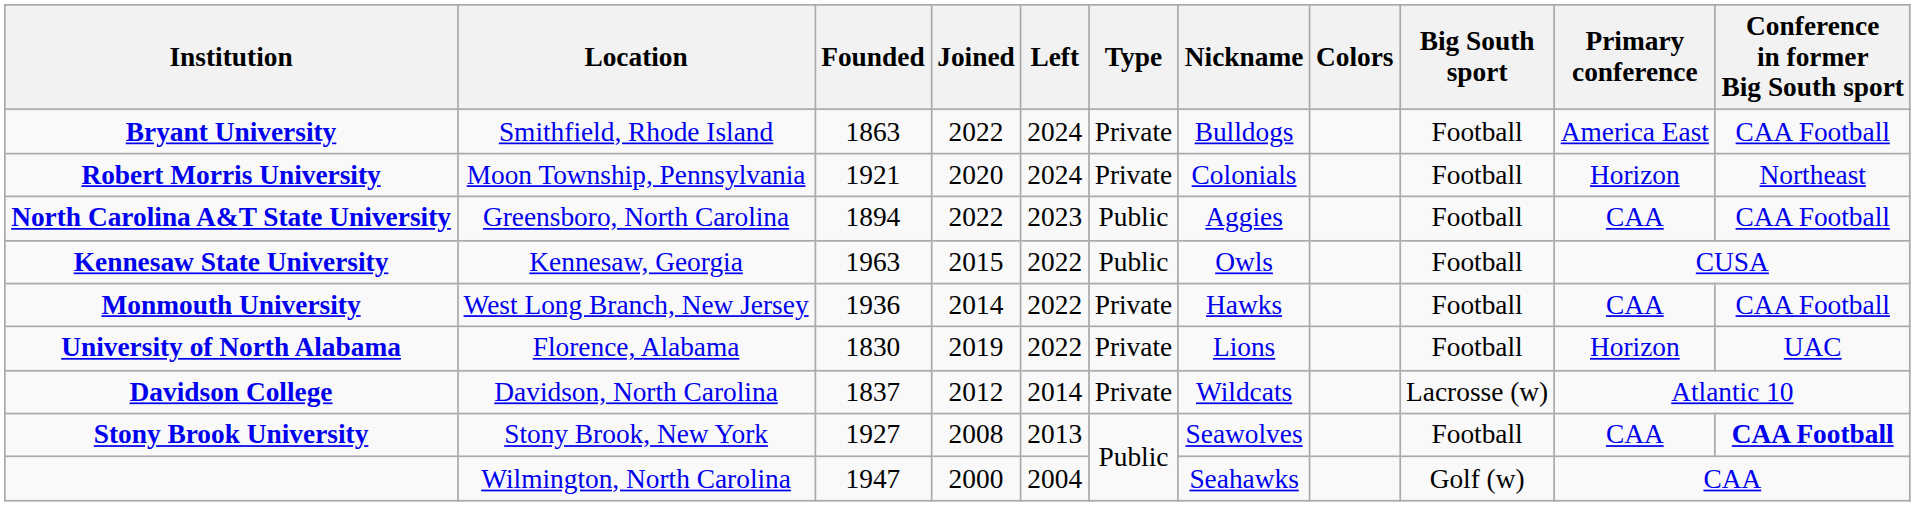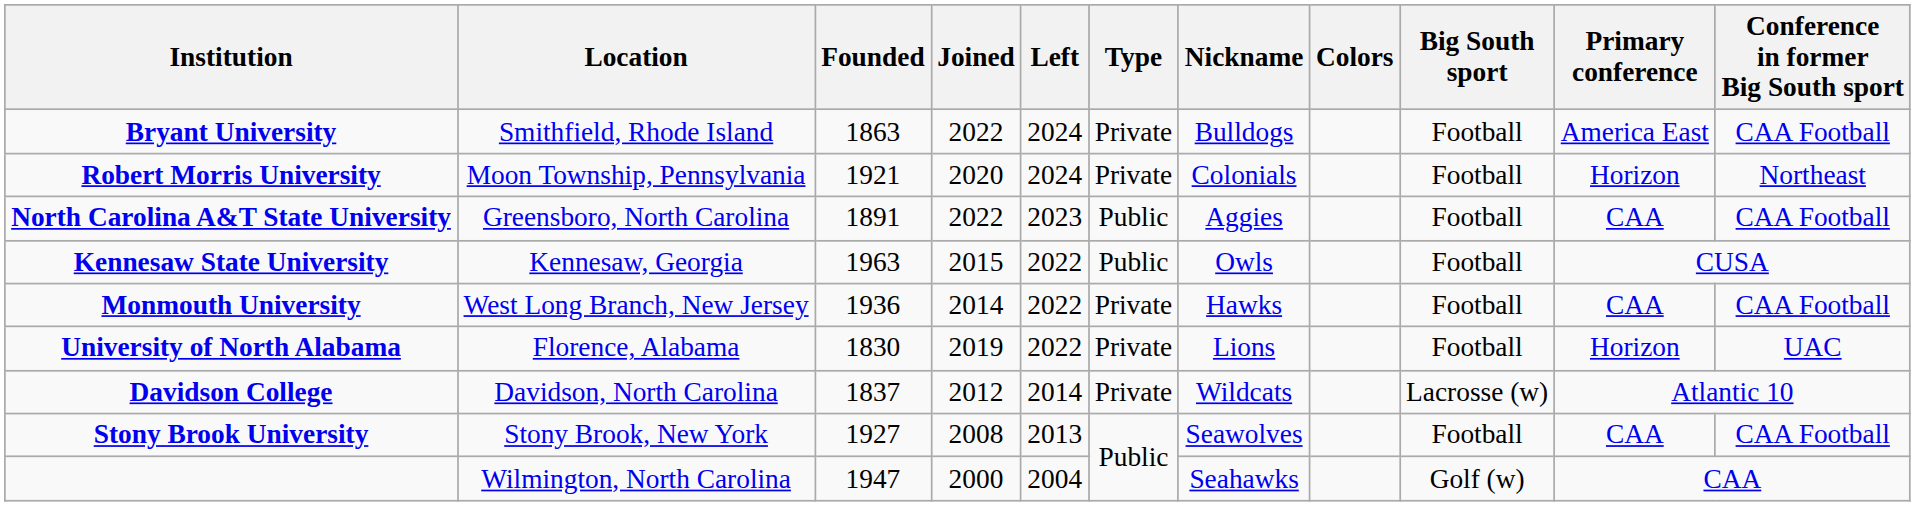(873, 217) 1894 -> (873, 217) 1891
(1813, 434) bold -> (1813, 434) normal
